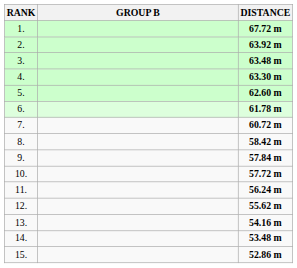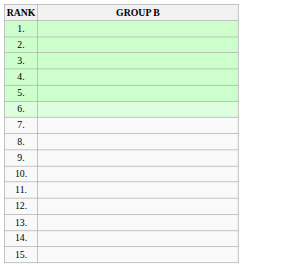- column: (265, 12)
